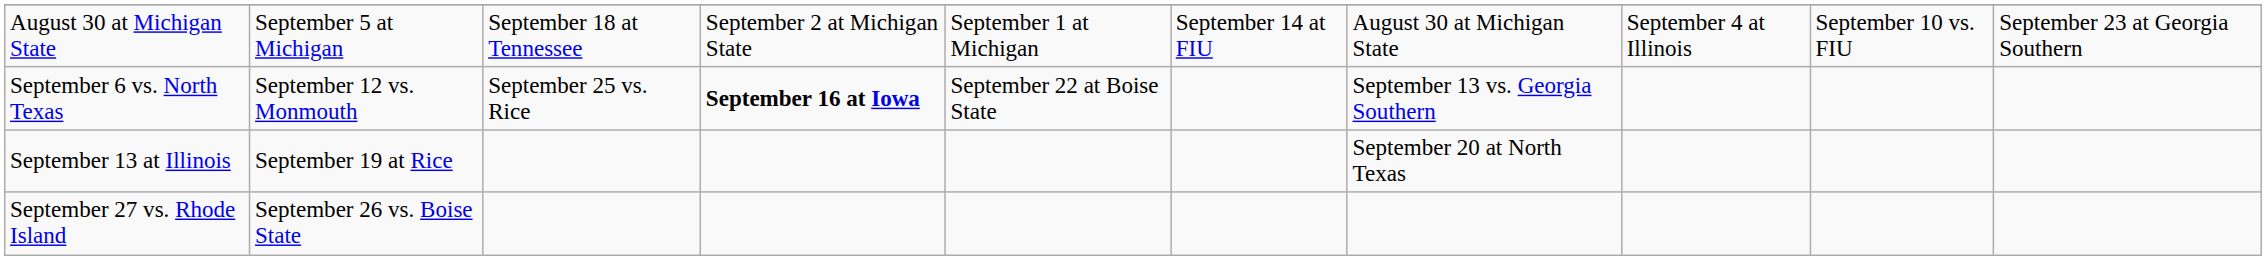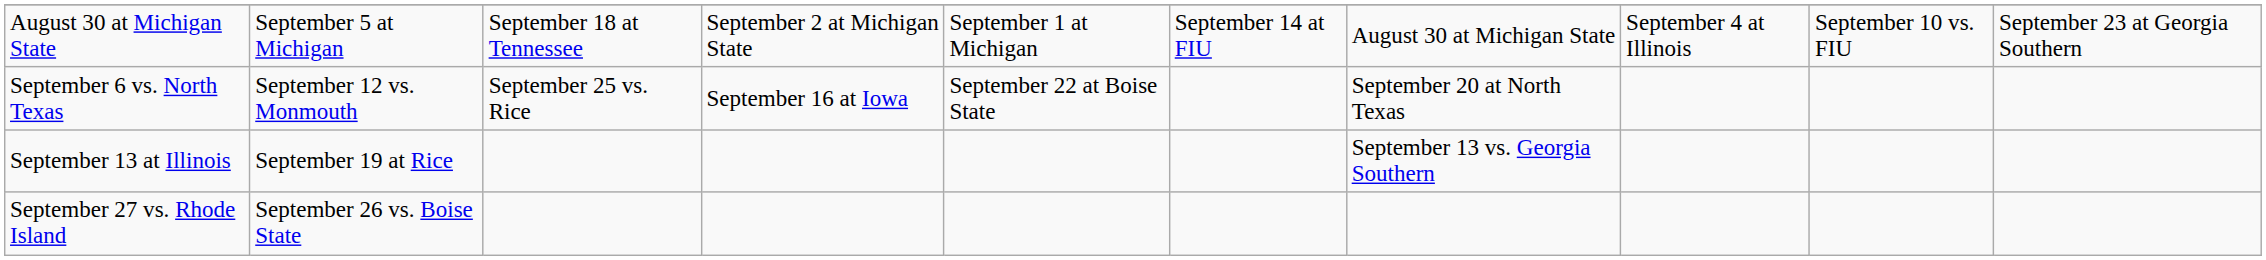(813, 98) bold -> (807, 98) normal
(1472, 98) September 13 vs. Georgia Southern -> (1456, 98) September 20 at North Texas
(1457, 160) September 20 at North Texas -> (1471, 160) September 13 vs. Georgia Southern
